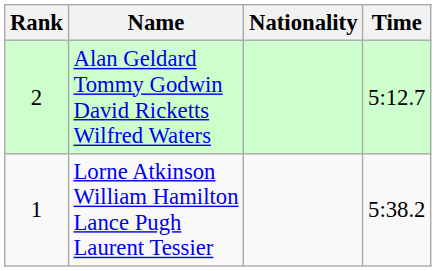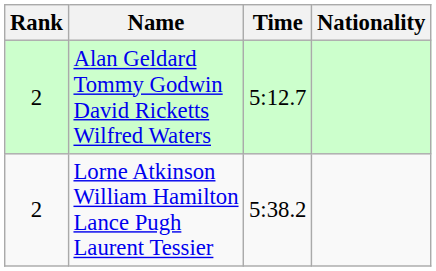columns swapped: (303, 22) <-> (397, 22)
(36, 209) 1 -> (36, 209) 2
